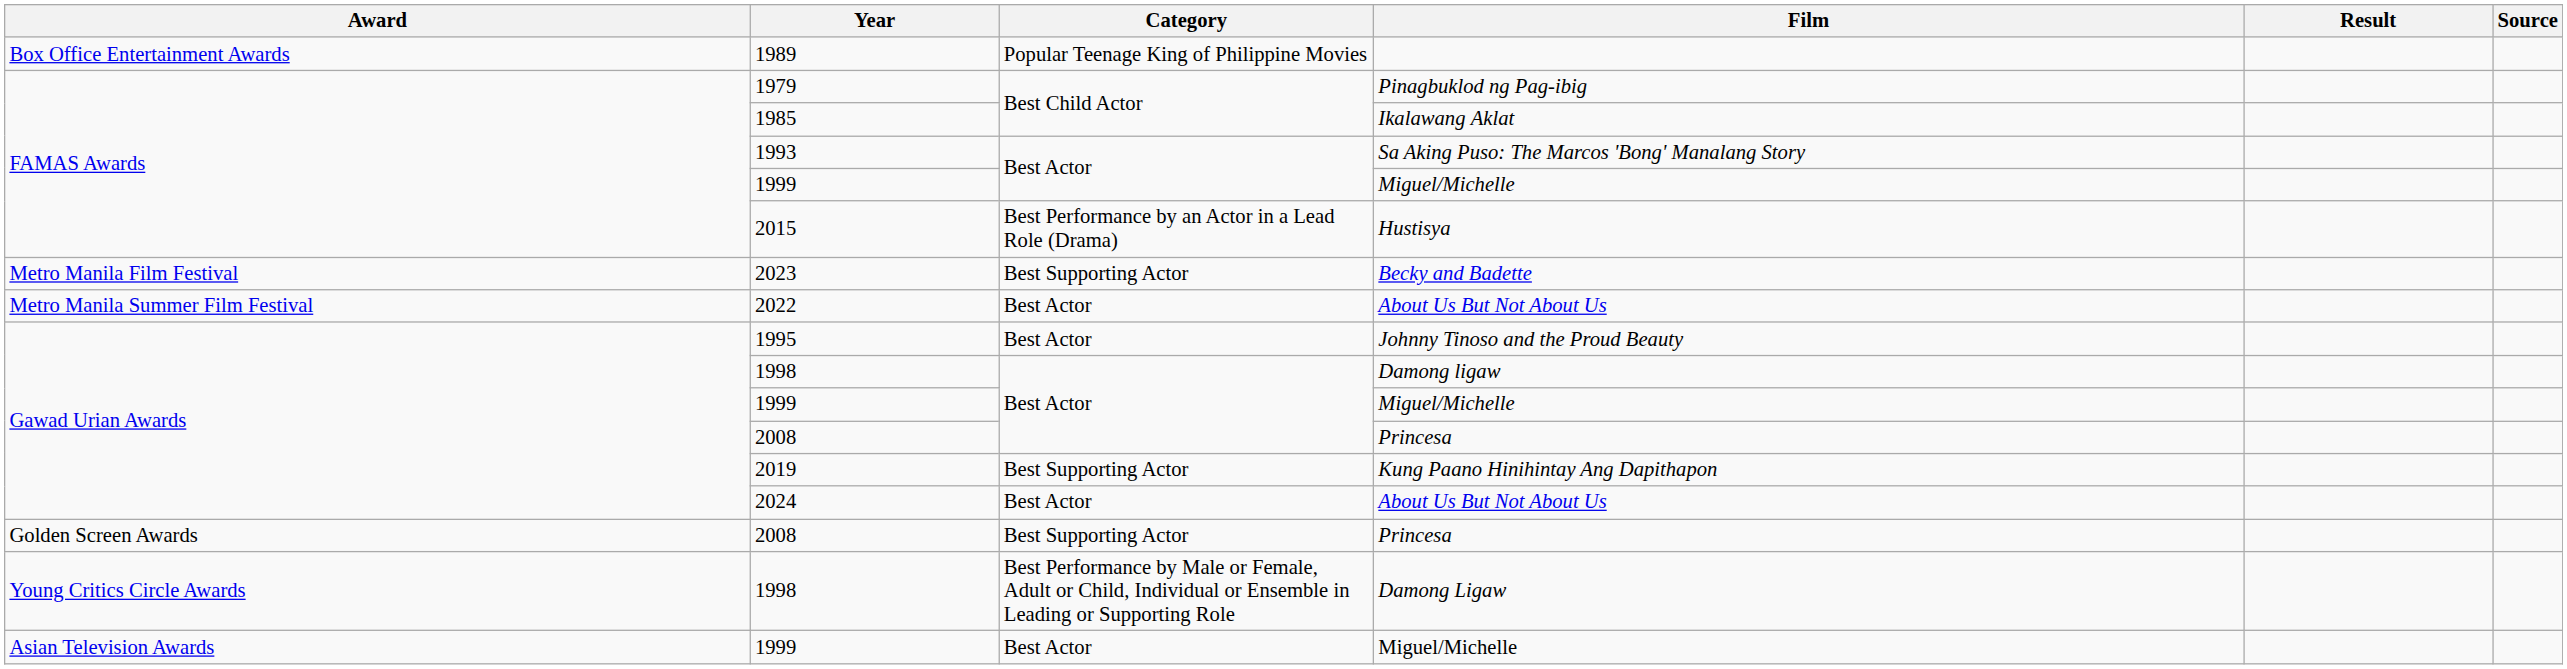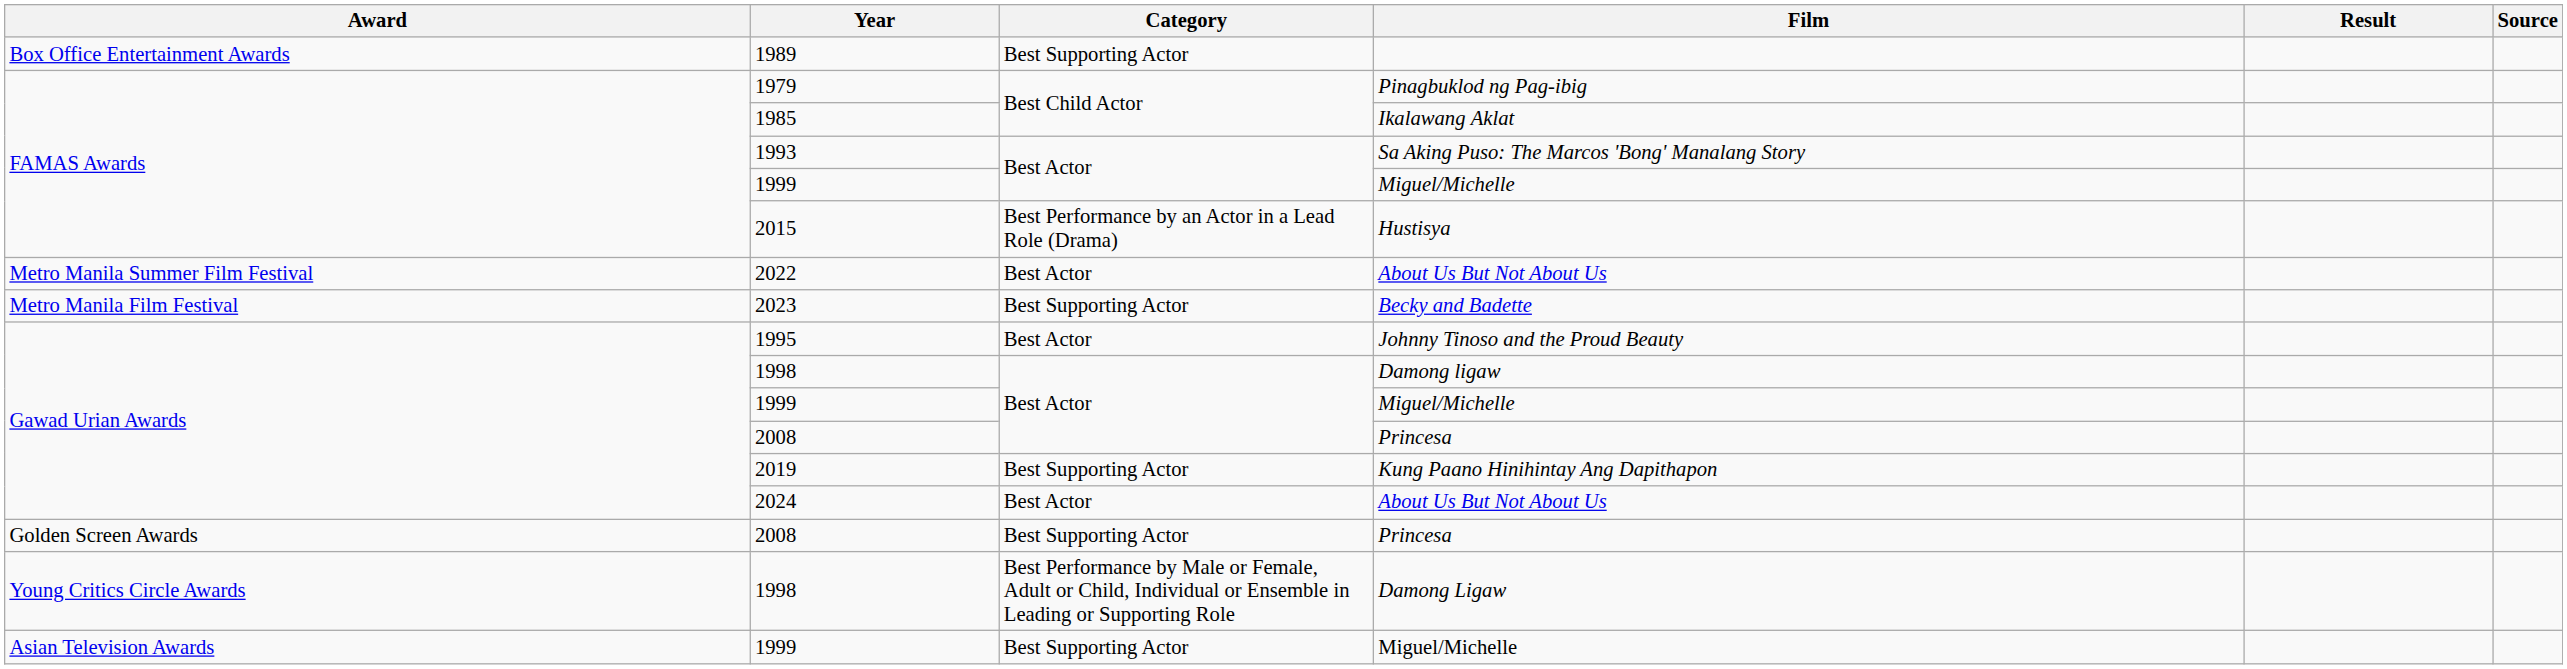(1185, 53) Popular Teenage King of Philippine Movies -> (1096, 53) Best Supporting Actor
rows swapped: (124, 273) <-> (161, 305)
(1048, 647) Best Actor -> (1096, 647) Best Supporting Actor
